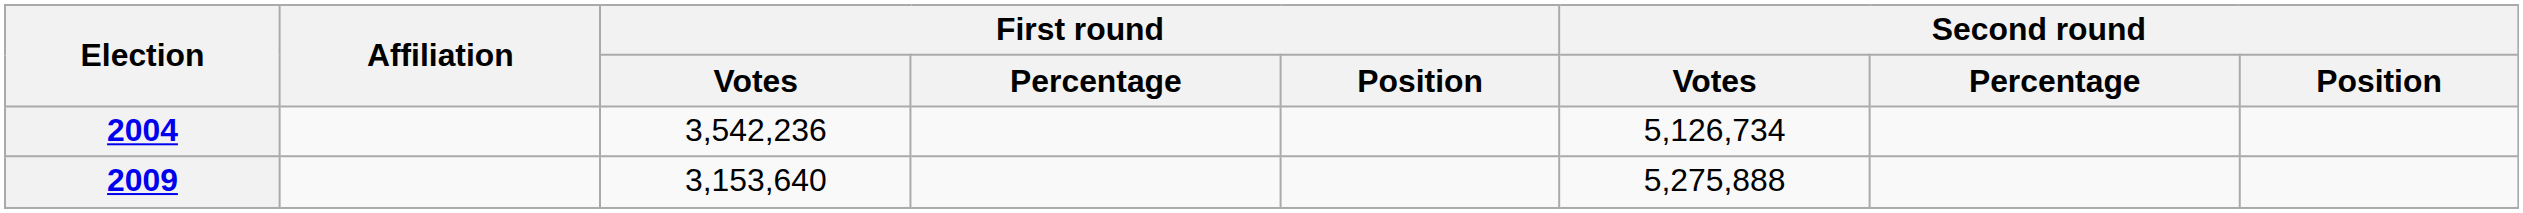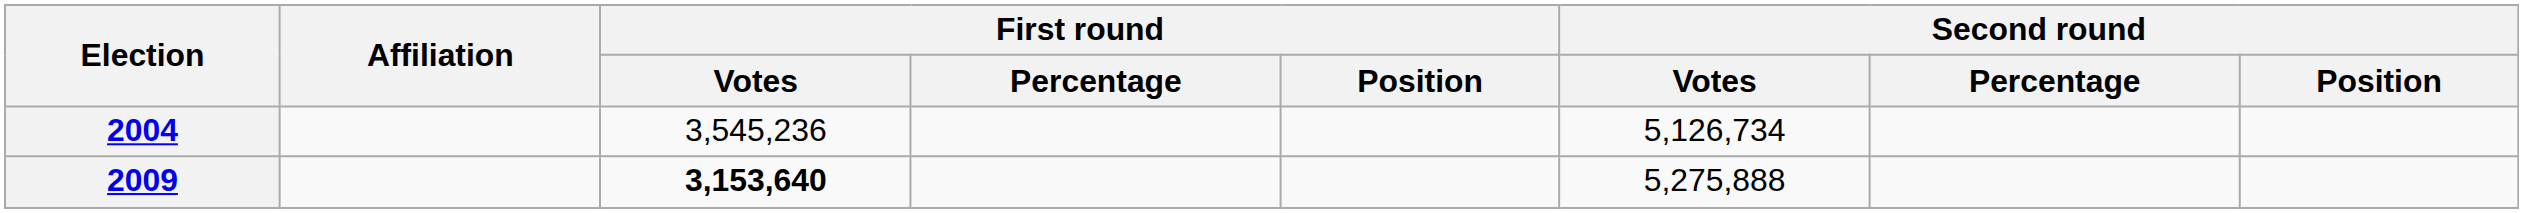(756, 130) 3,542,236 -> (756, 130) 3,545,236
(756, 181) normal -> (756, 181) bold
